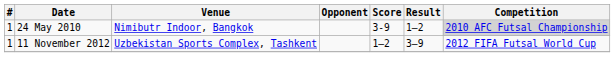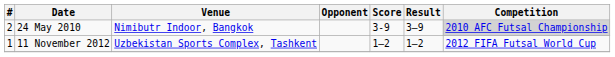(10, 28) 1 -> (10, 28) 2
(415, 28) 1–2 -> (415, 28) 3–9
(415, 44) 3–9 -> (415, 44) 1–2
